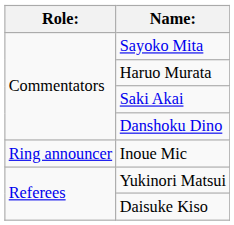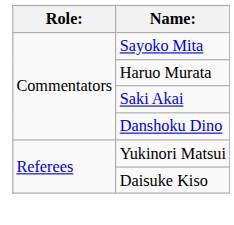- row: (153, 153)
